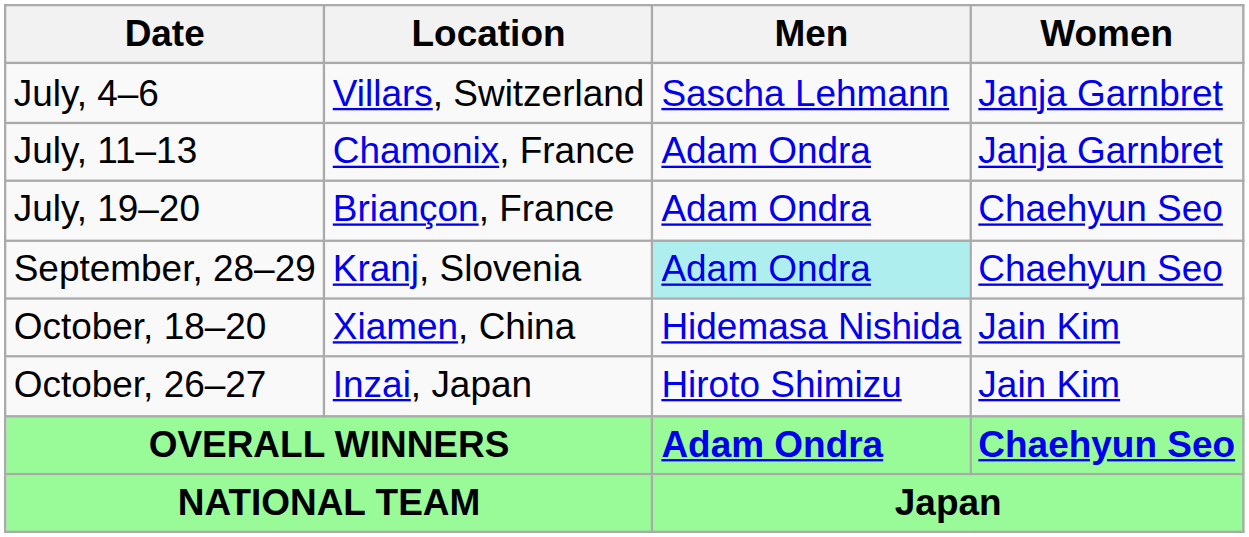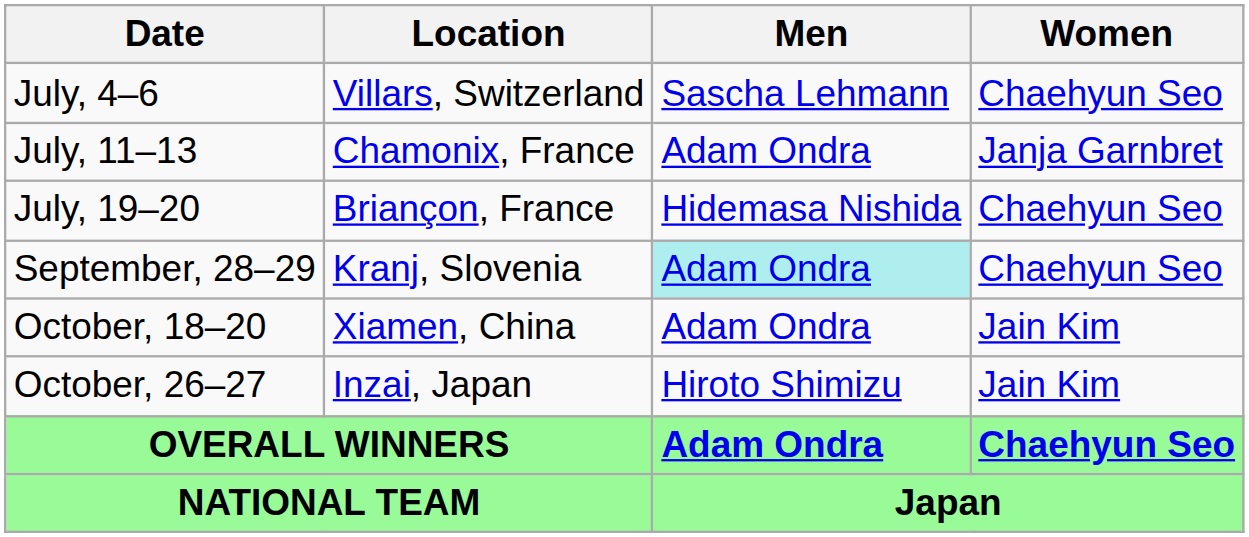(1101, 92) Janja Garnbret -> (1101, 92) Chaehyun Seo
(766, 209) Adam Ondra -> (811, 209) Hidemasa Nishida
(811, 326) Hidemasa Nishida -> (766, 326) Adam Ondra
